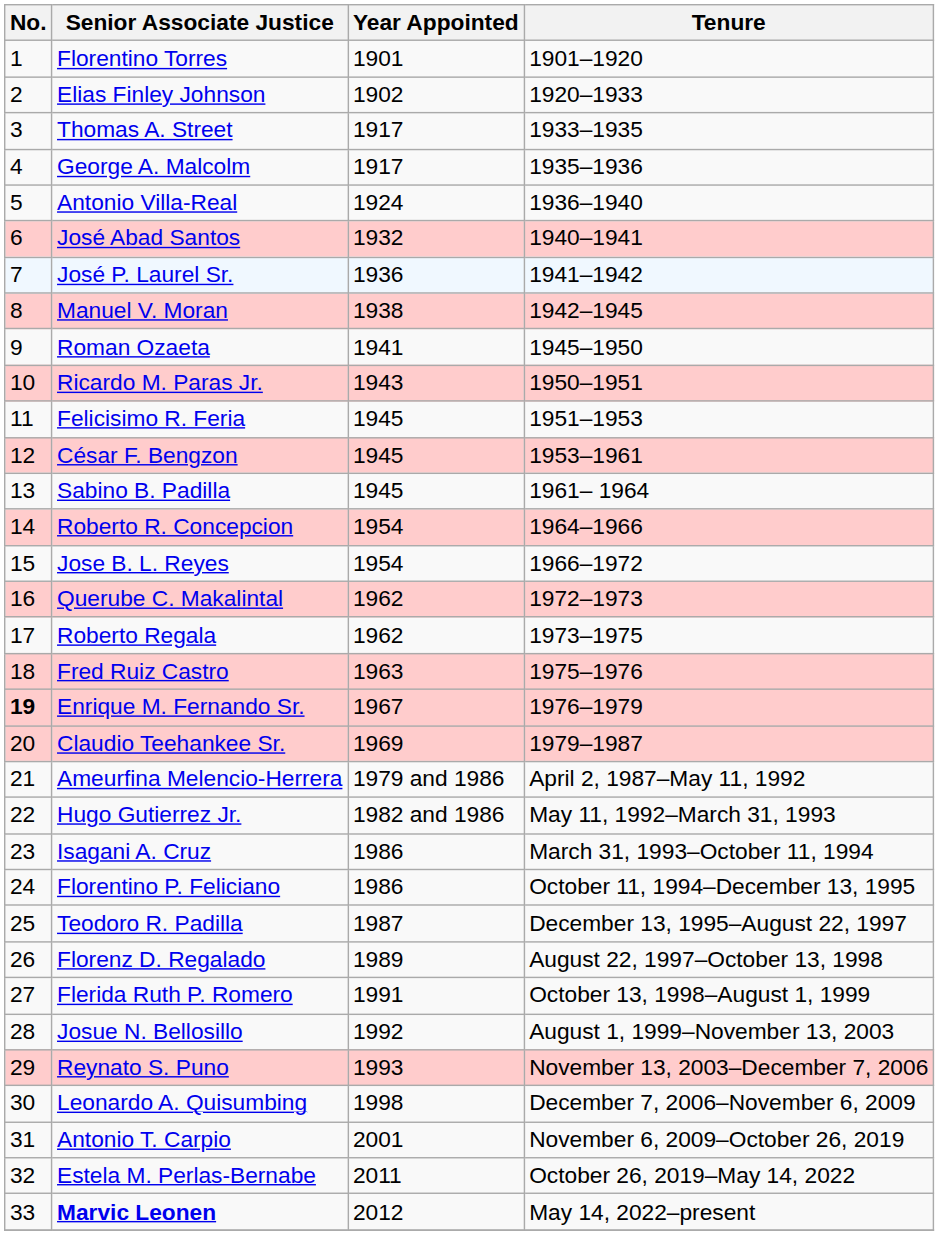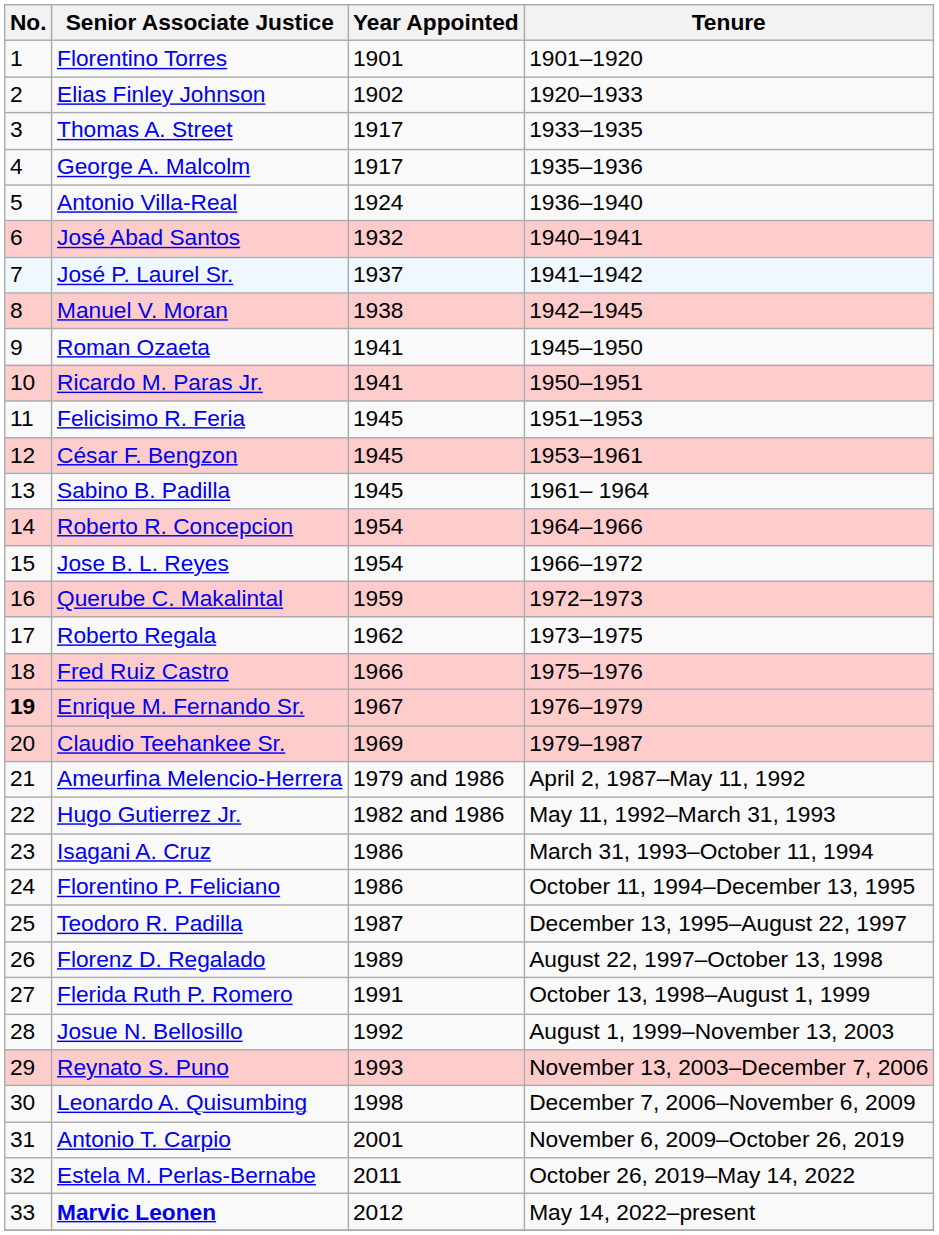(378, 274) 1936 -> (378, 274) 1937
(378, 382) 1943 -> (378, 382) 1941
(378, 599) 1962 -> (378, 599) 1959
(378, 671) 1963 -> (378, 671) 1966
